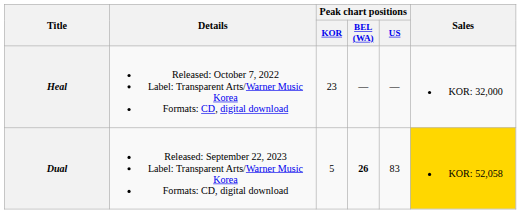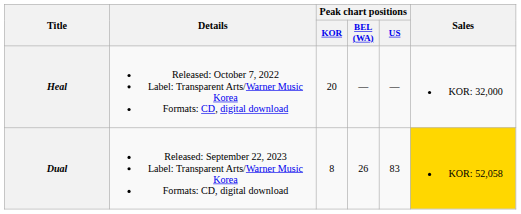(332, 86) 23 -> (332, 86) 20
(332, 168) 5 -> (332, 168) 8
(363, 168) bold -> (363, 168) normal
